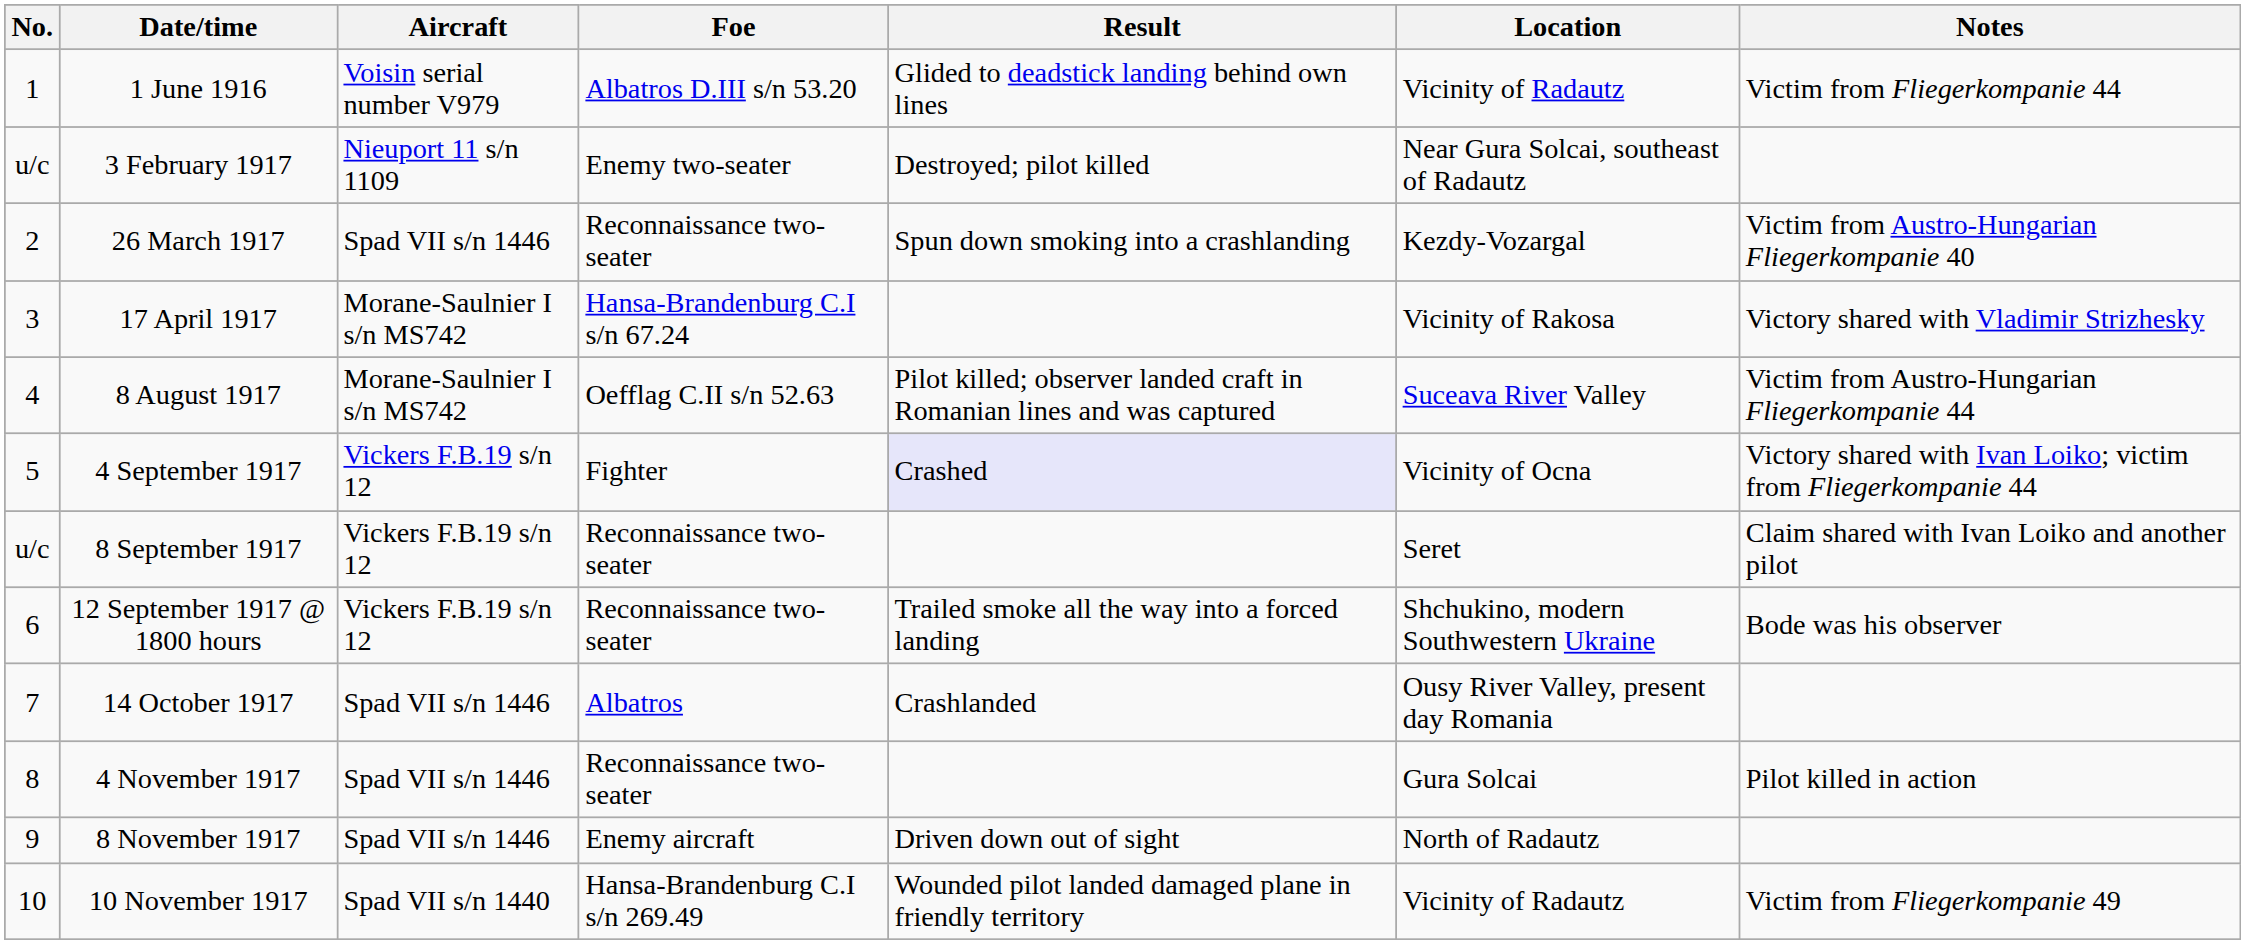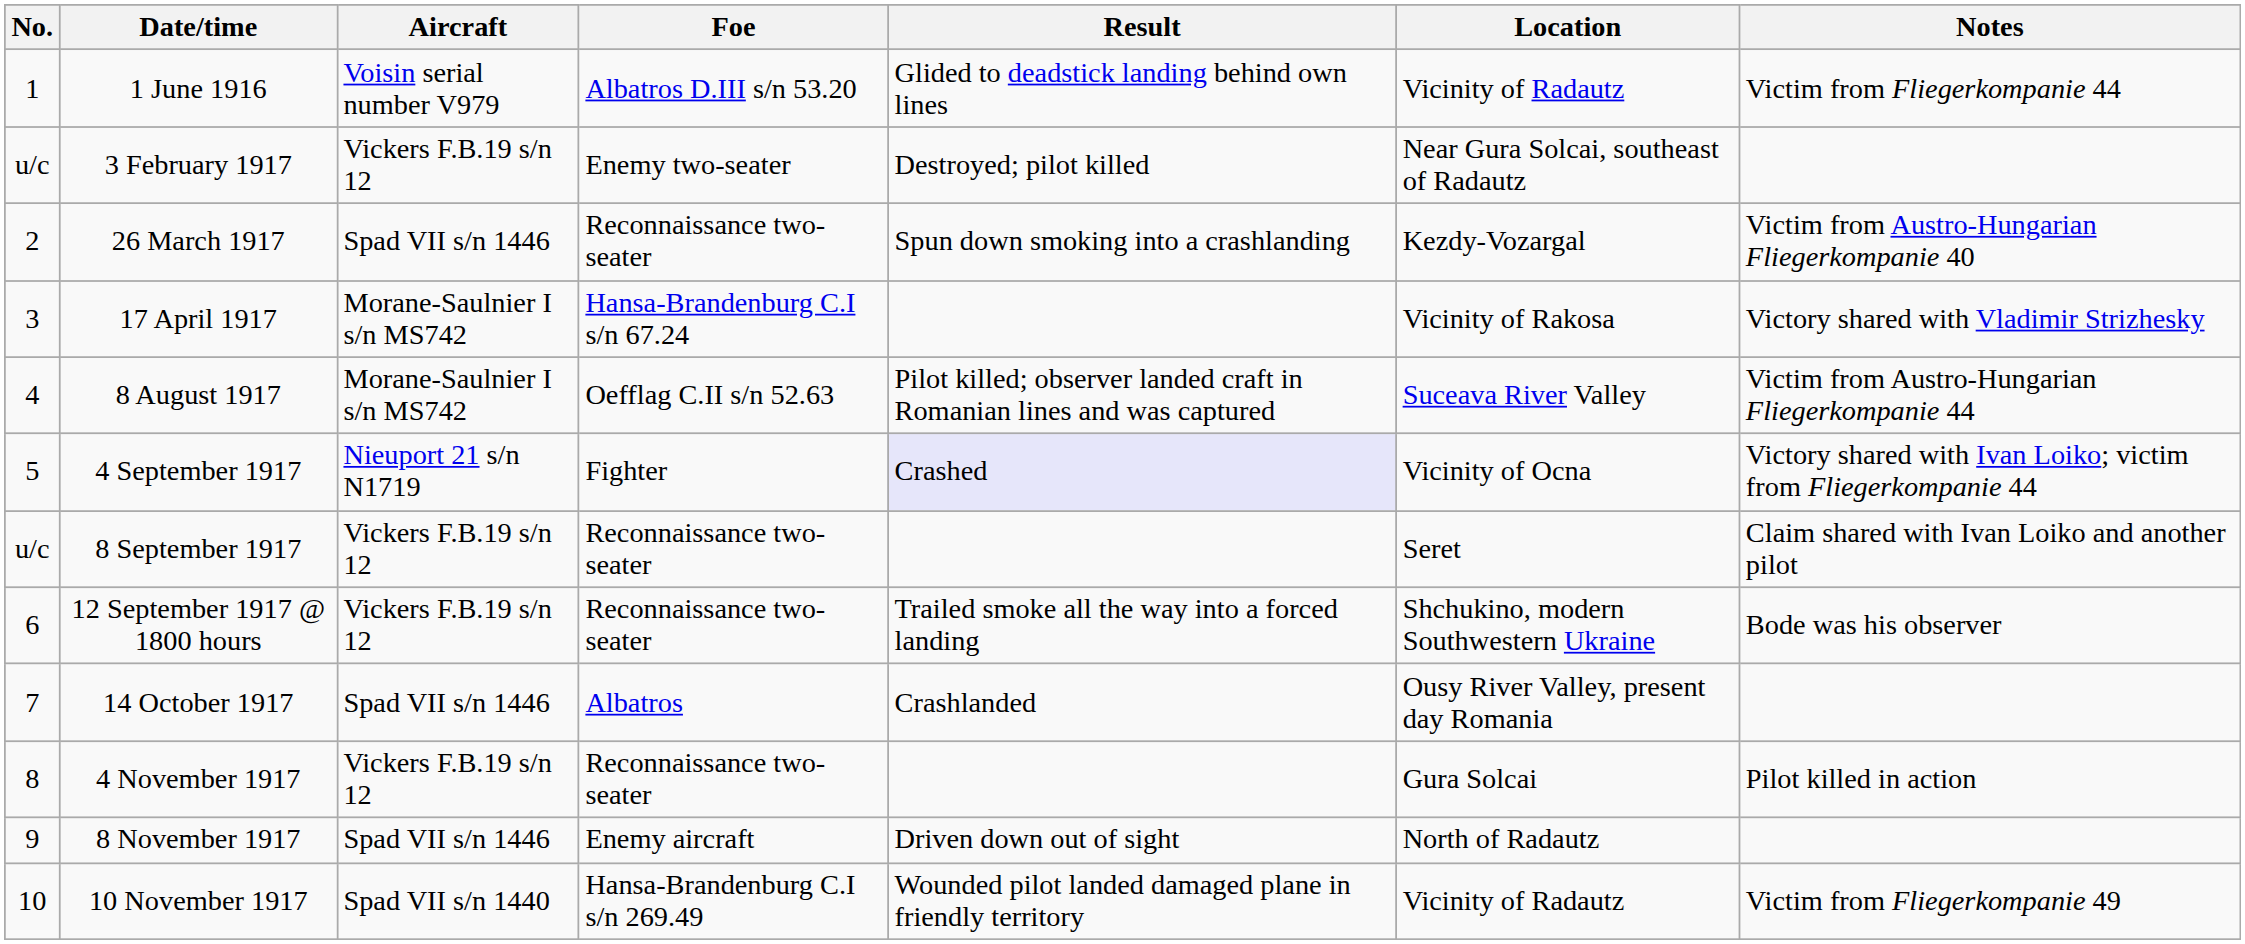(431, 164) Nieuport 11 s/n 1109 -> (448, 164) Vickers F.B.19 s/n 12
(448, 471) Vickers F.B.19 s/n 12 -> (432, 471) Nieuport 21 s/n N1719
(447, 778) Spad VII s/n 1446 -> (448, 778) Vickers F.B.19 s/n 12
